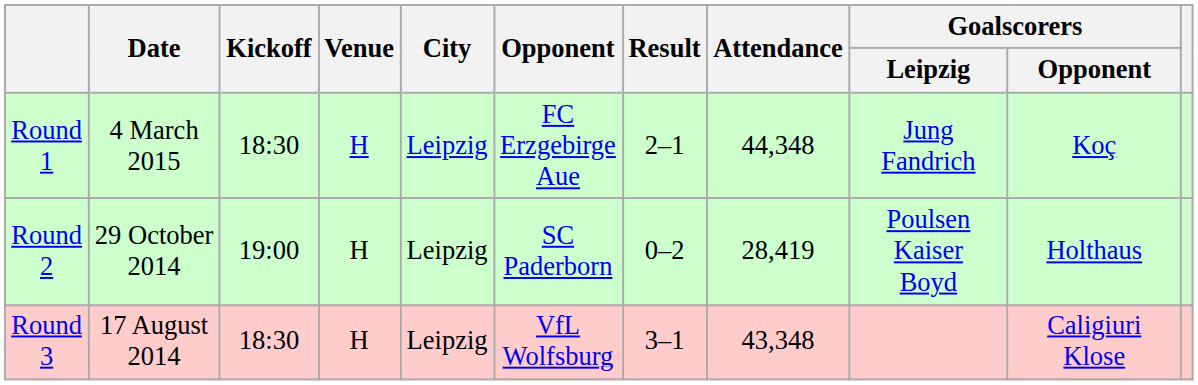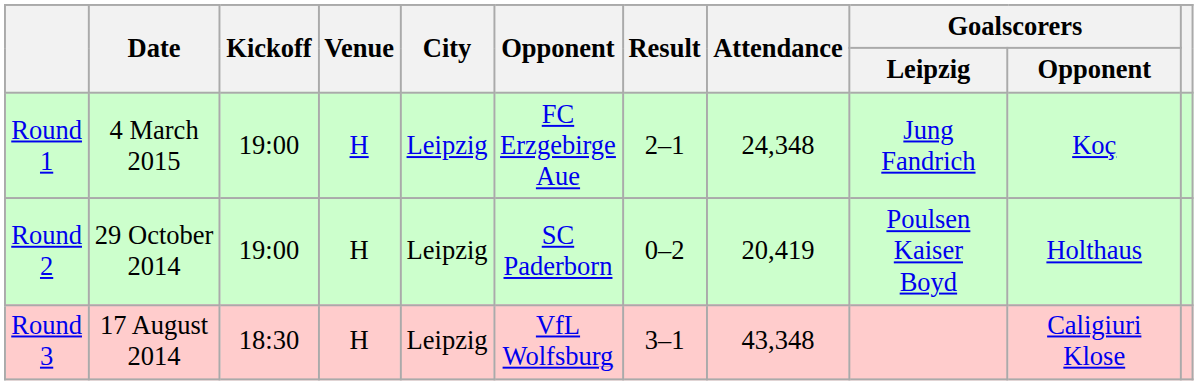(269, 144) 18:30 -> (269, 144) 19:00
(778, 144) 44,348 -> (778, 144) 24,348
(778, 250) 28,419 -> (778, 250) 20,419
